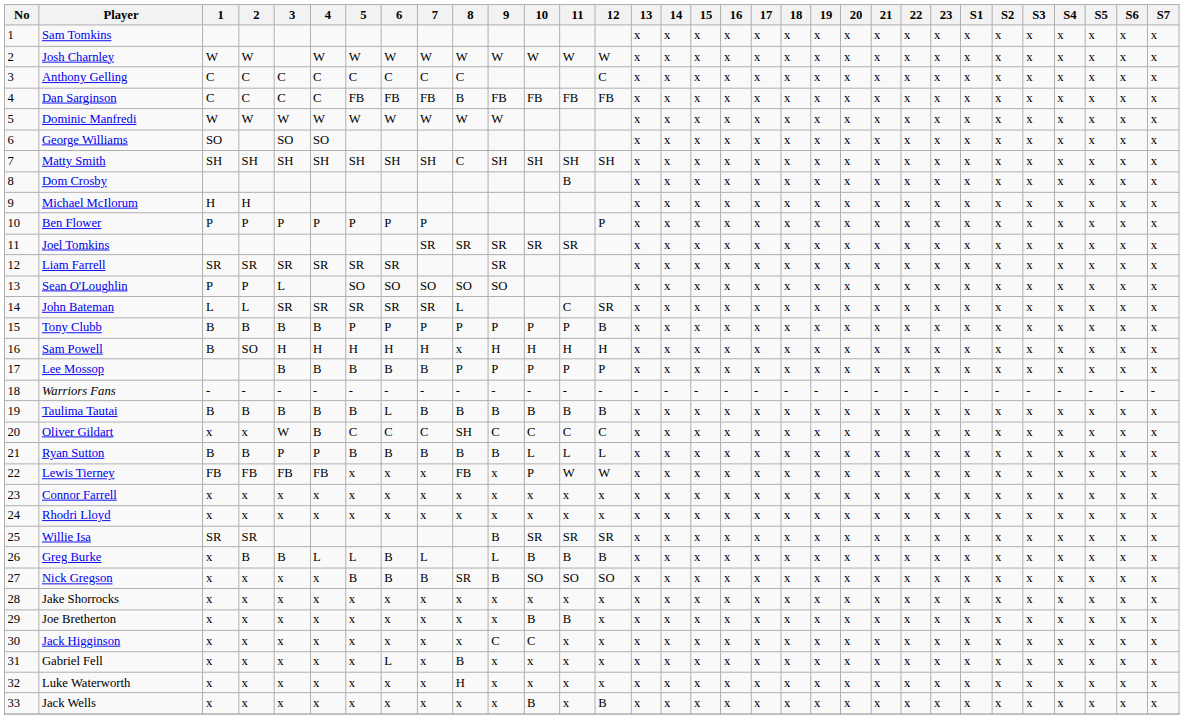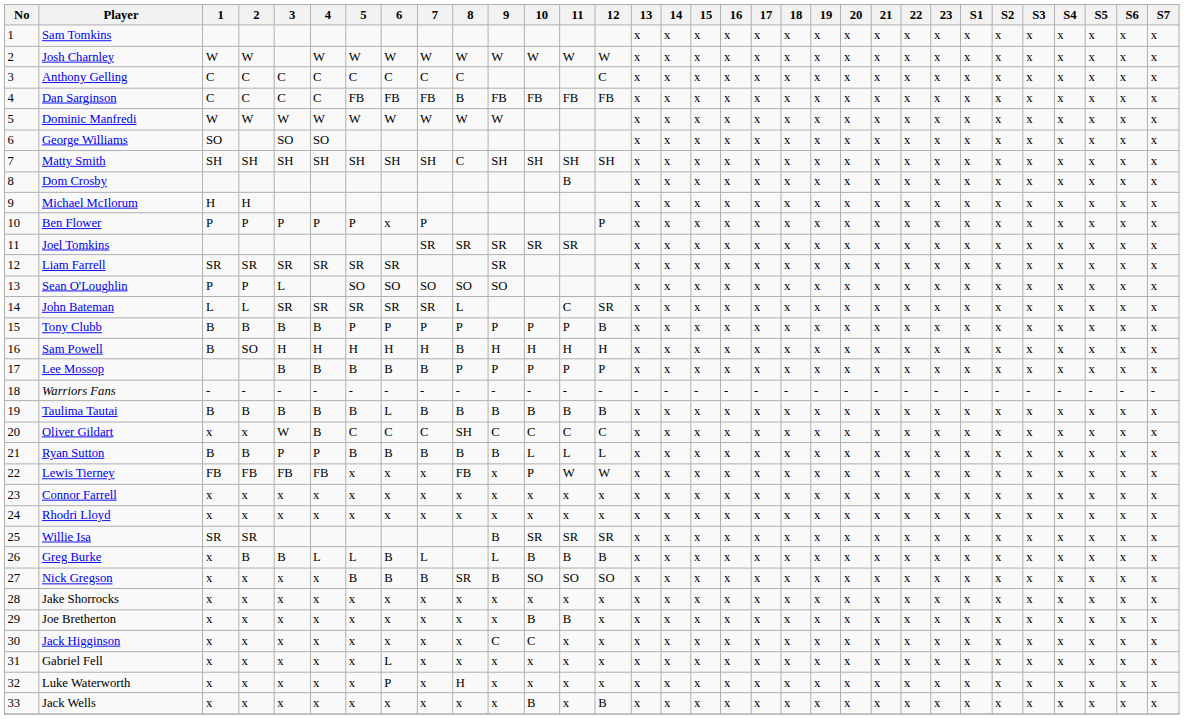(388, 223) P -> (387, 223) x
(459, 348) x -> (460, 348) B
(460, 661) B -> (459, 661) x
(387, 682) x -> (388, 682) P
